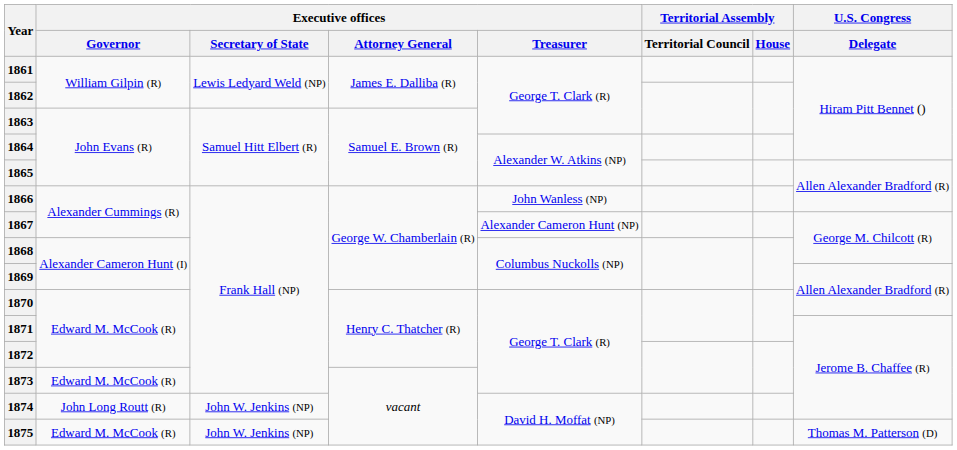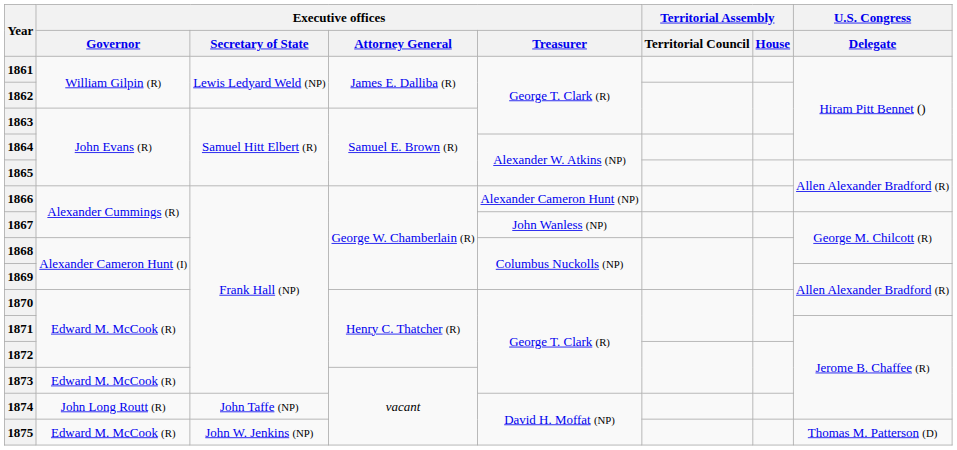(560, 198) John Wanless (NP) -> (560, 198) Alexander Cameron Hunt (NP)
(560, 224) Alexander Cameron Hunt (NP) -> (560, 224) John Wanless (NP)
(259, 406) John W. Jenkins (NP) -> (259, 406) John Taffe (NP)
